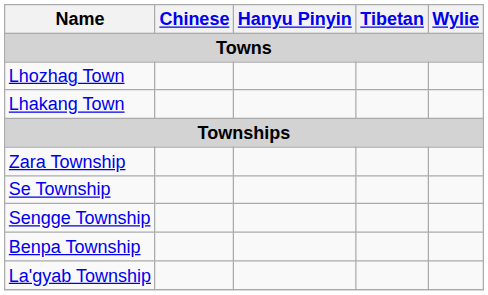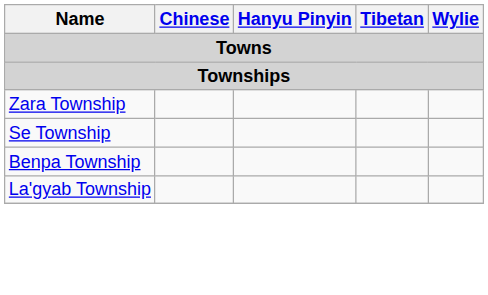- row: (67, 76)
- row: (67, 105)
- row: (80, 218)
